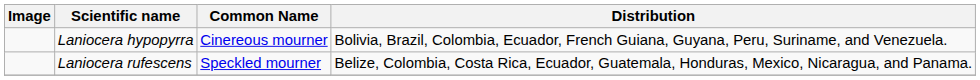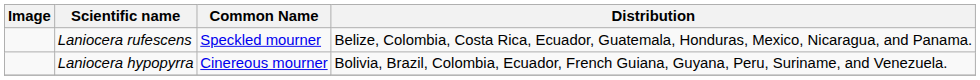rows swapped: (125, 63) <-> (126, 39)
